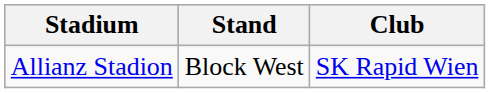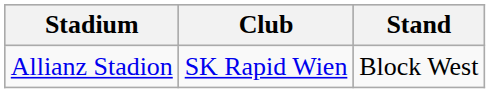columns swapped: (397, 25) <-> (244, 25)
